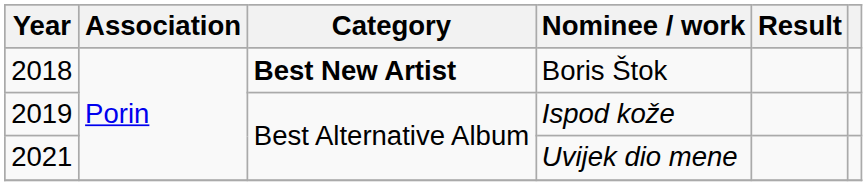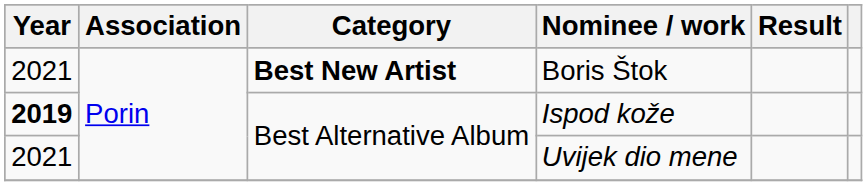(42, 69) 2018 -> (42, 69) 2021
(42, 113) normal -> (42, 113) bold
